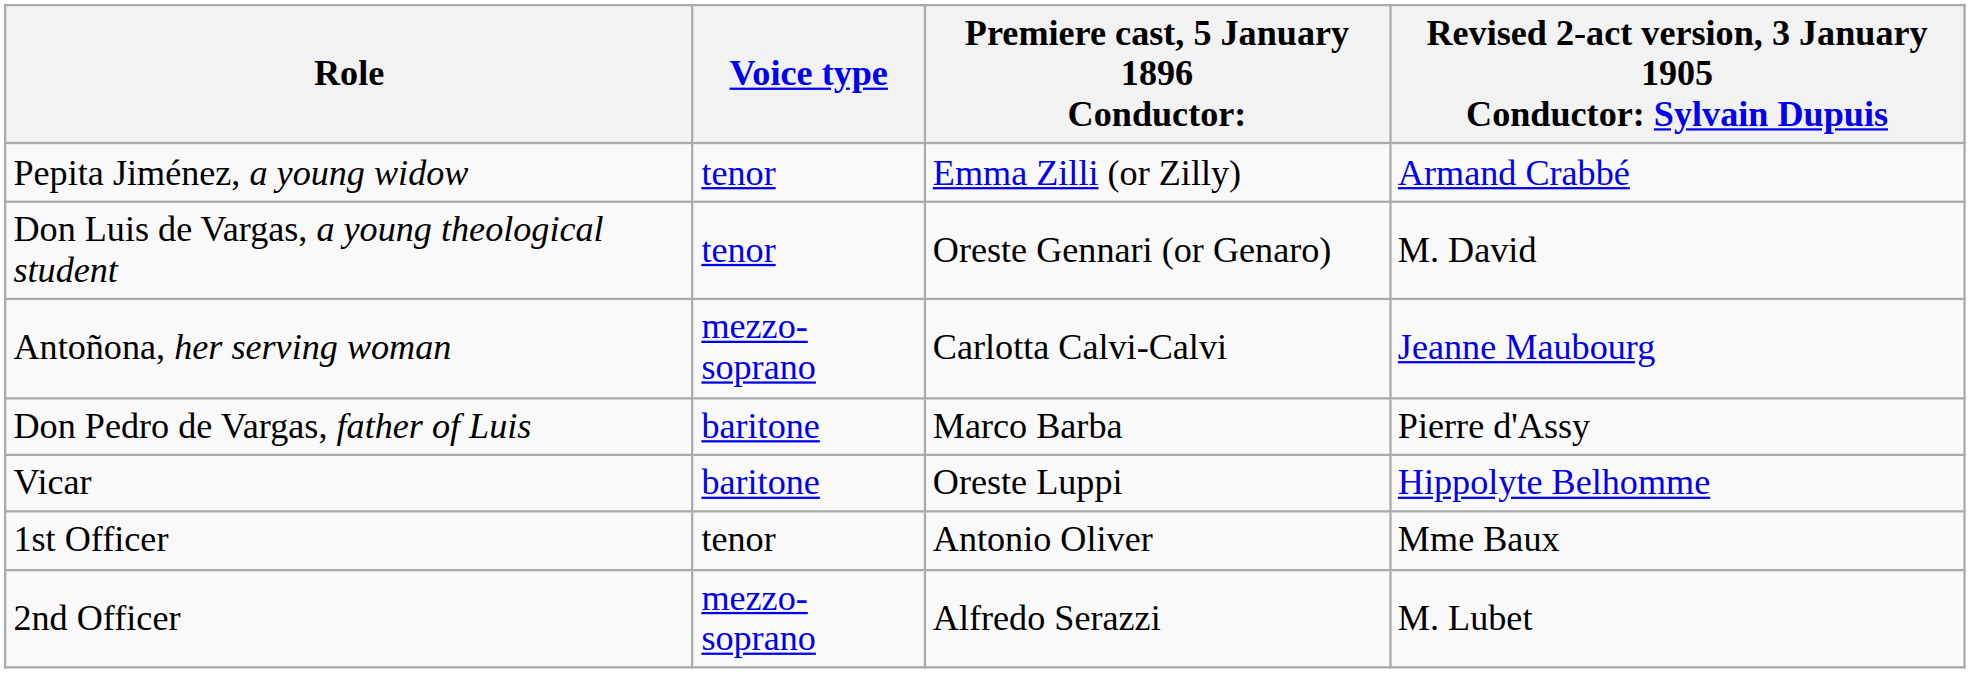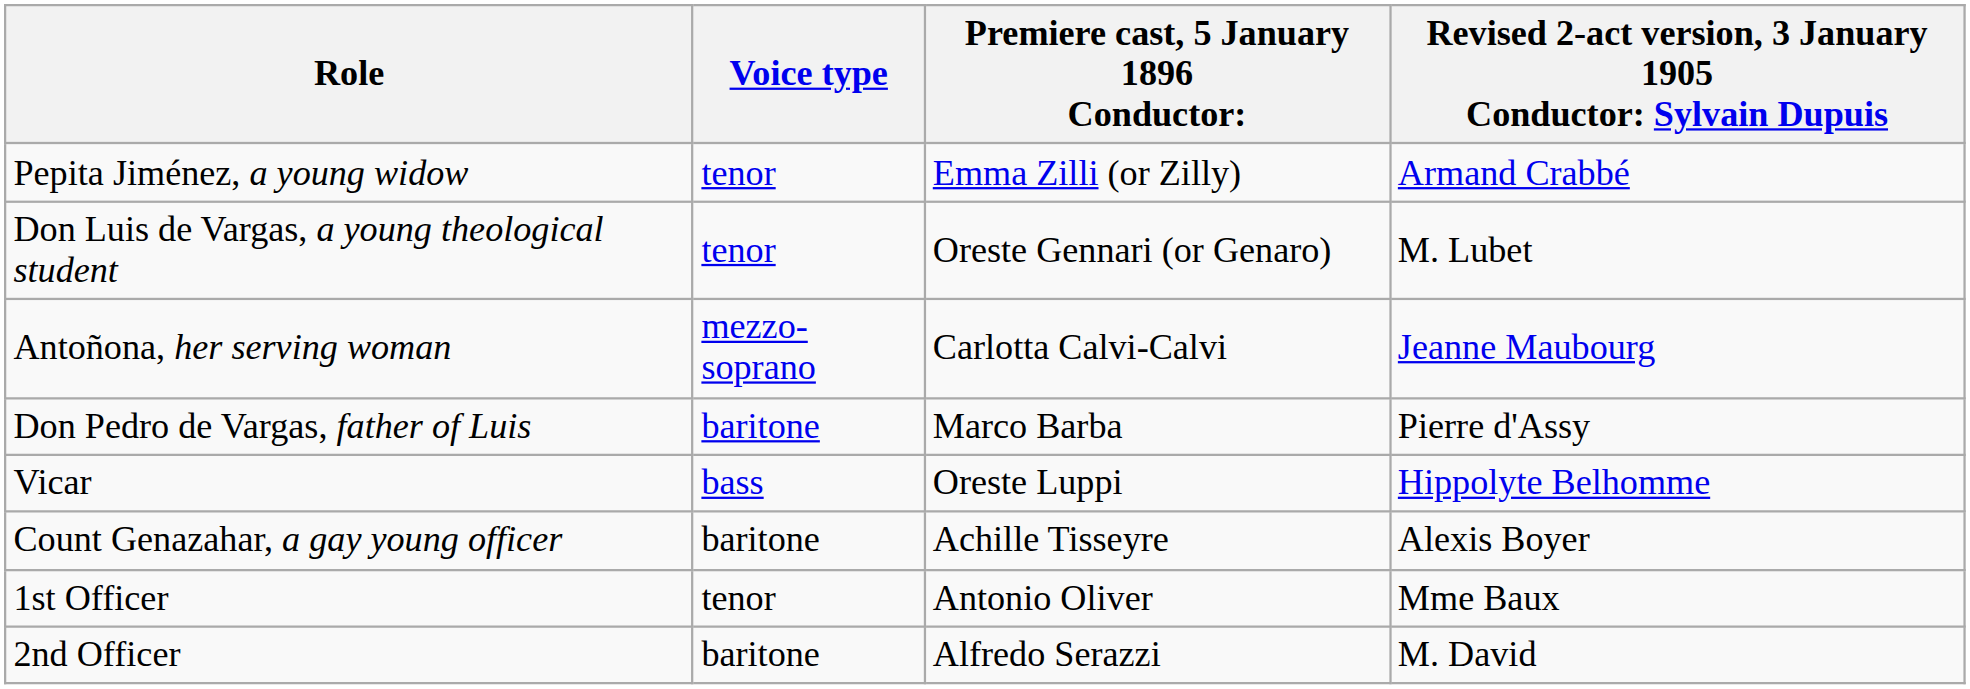(1467, 249) M. David -> (1465, 249) M. Lubet
(761, 482) baritone -> (733, 482) bass
+ row: (288, 539)
(759, 617) mezzo-soprano -> (761, 654) baritone
(1465, 617) M. Lubet -> (1467, 654) M. David
